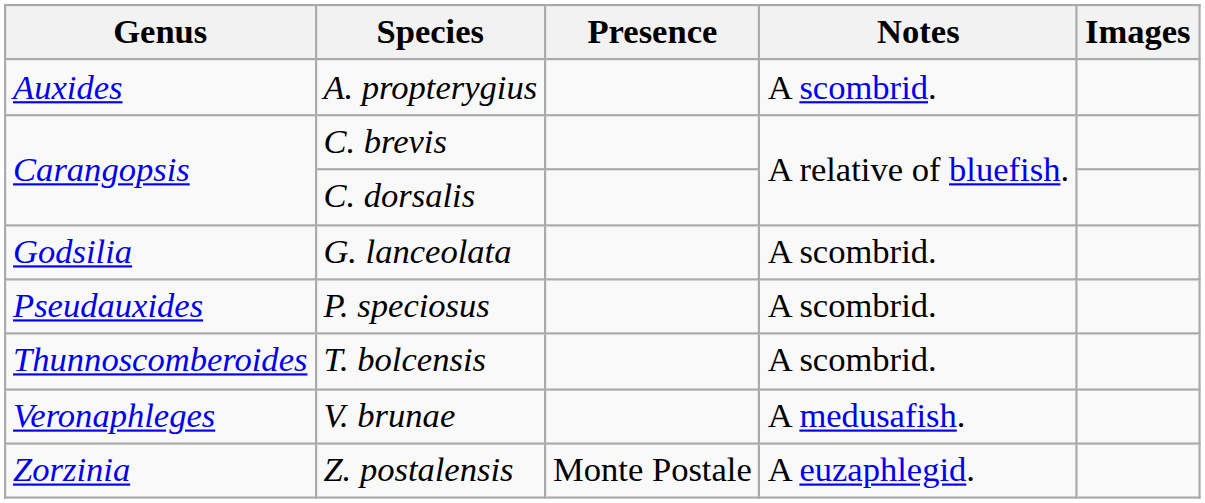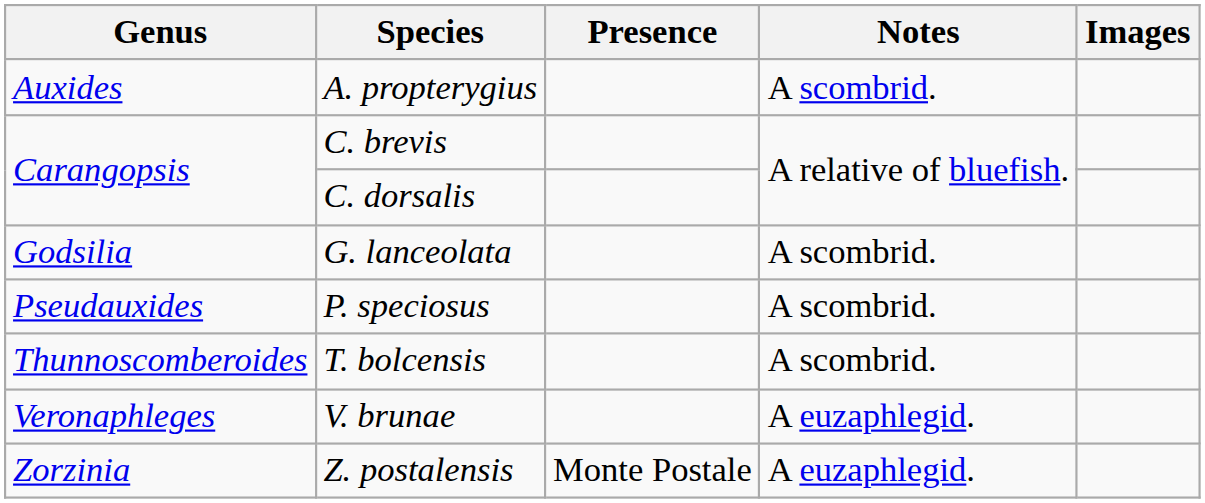(867, 415) A medusafish. -> (871, 415) A euzaphlegid.
